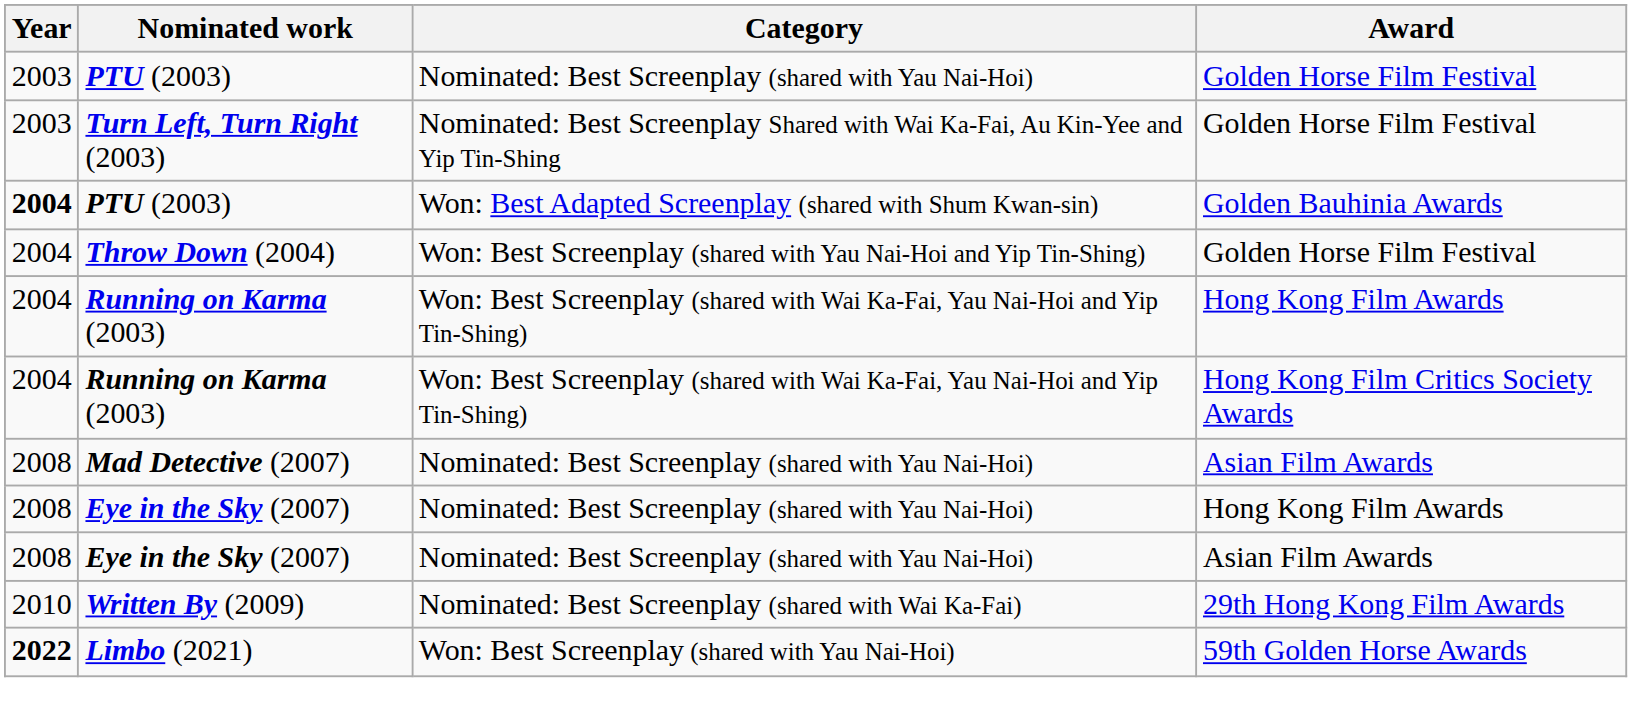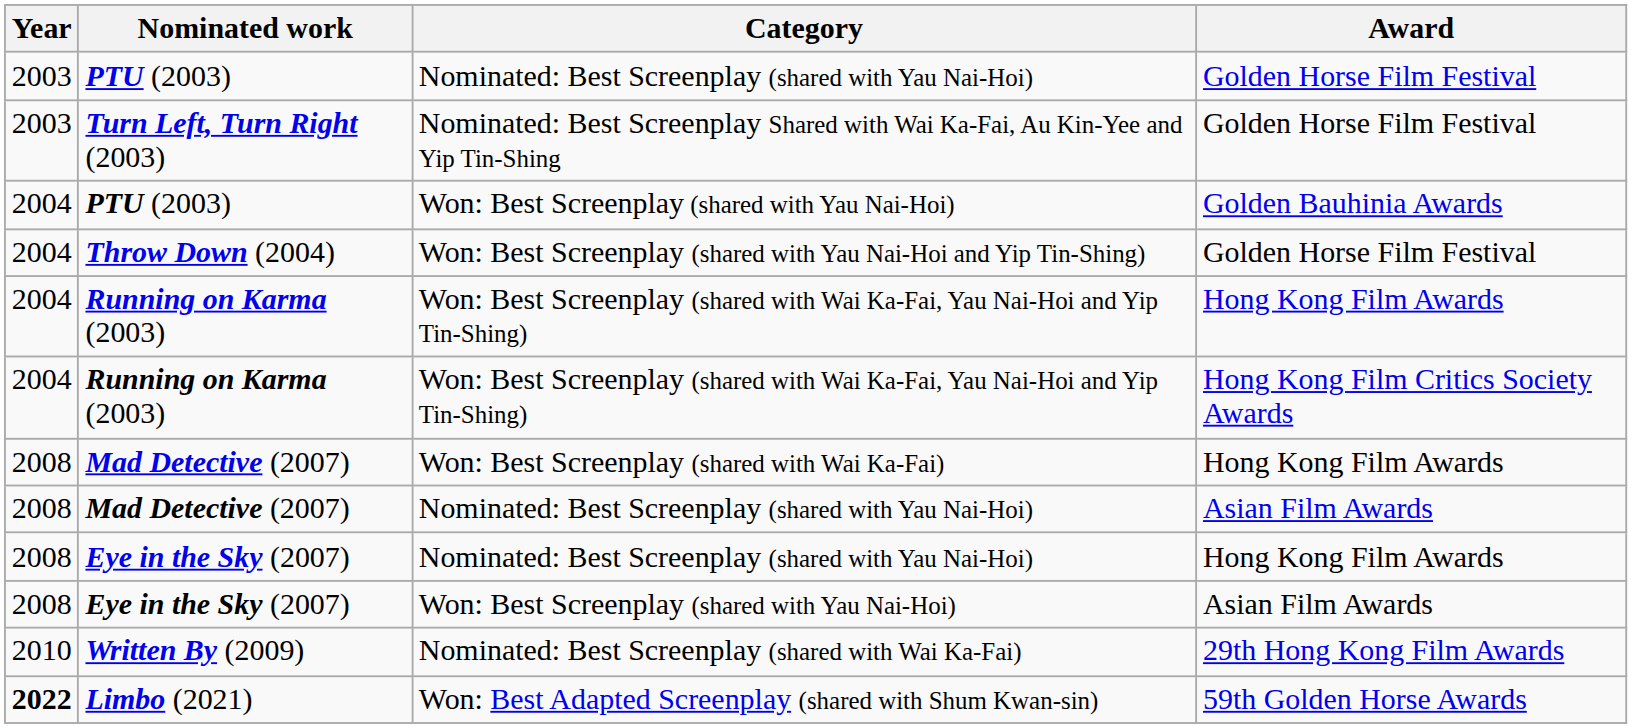(42, 204) bold -> (42, 204) normal
(759, 204) Won: Best Adapted Screenplay (shared with Shum Kwan-sin) -> (687, 204) Won: Best Screenplay (shared with Yau Nai-Hoi)
+ row: (218, 461)
(726, 556) Nominated: Best Screenplay (shared with Yau Nai-Hoi) -> (687, 603) Won: Best Screenplay (shared with Yau Nai-Hoi)
(687, 651) Won: Best Screenplay (shared with Yau Nai-Hoi) -> (759, 698) Won: Best Adapted Screenplay (shared with Shum Kwan-sin)
